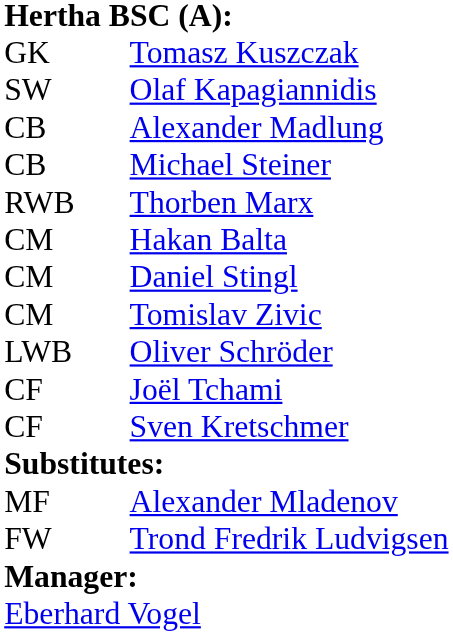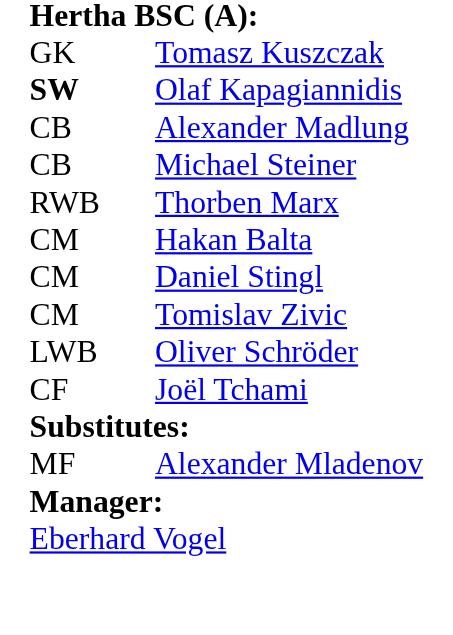(28, 89) normal -> (54, 89) bold
- row: (239, 426)
- row: (289, 538)
